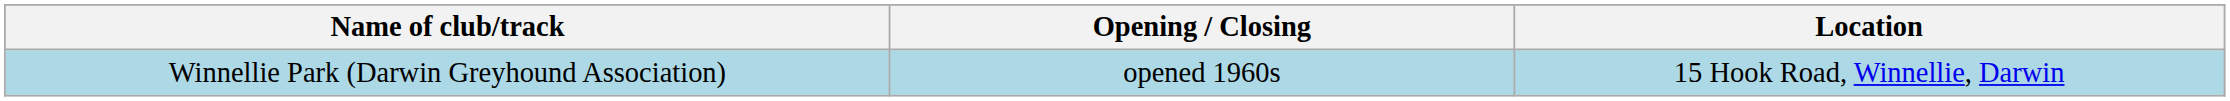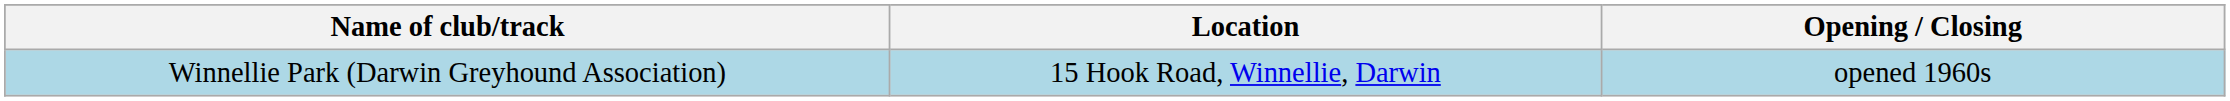columns swapped: (1869, 27) <-> (1202, 27)
